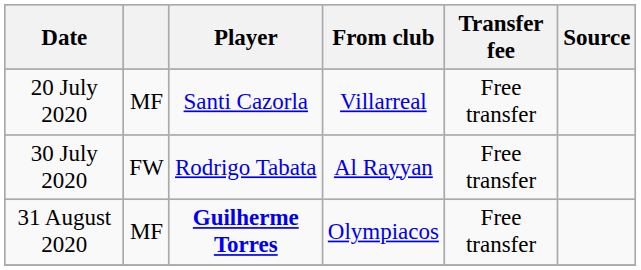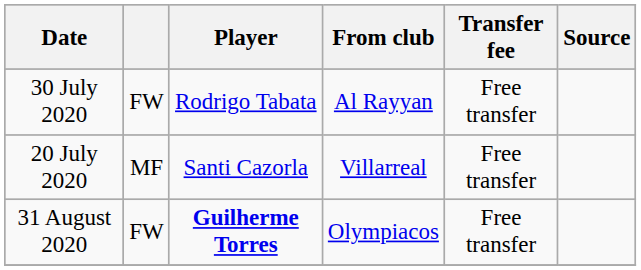rows swapped: (64, 101) <-> (64, 166)
(146, 231) MF -> (147, 231) FW
